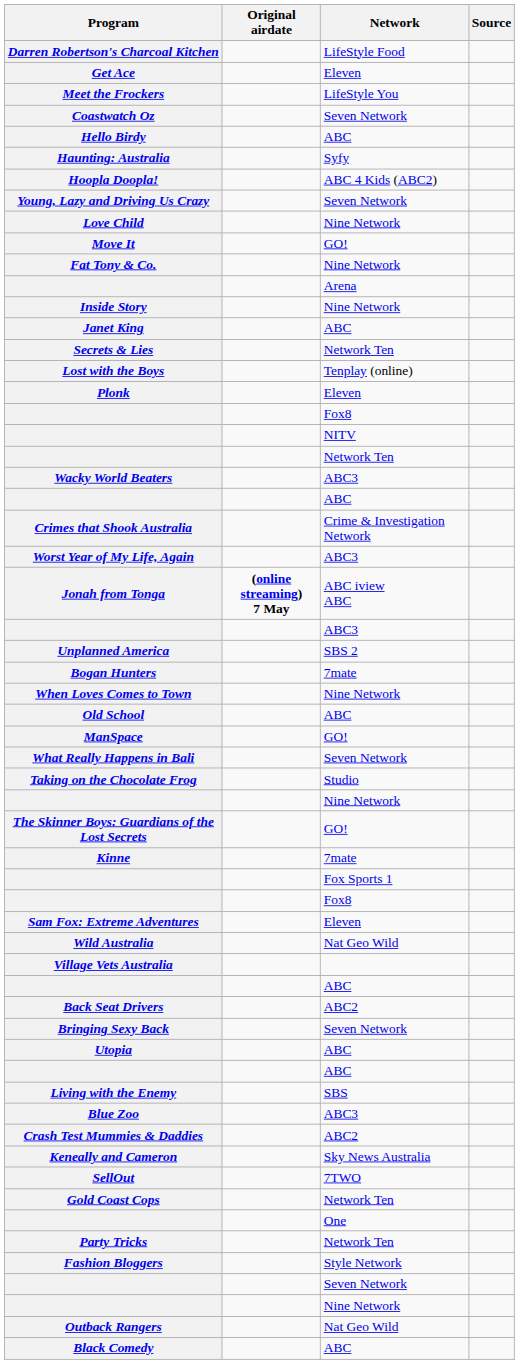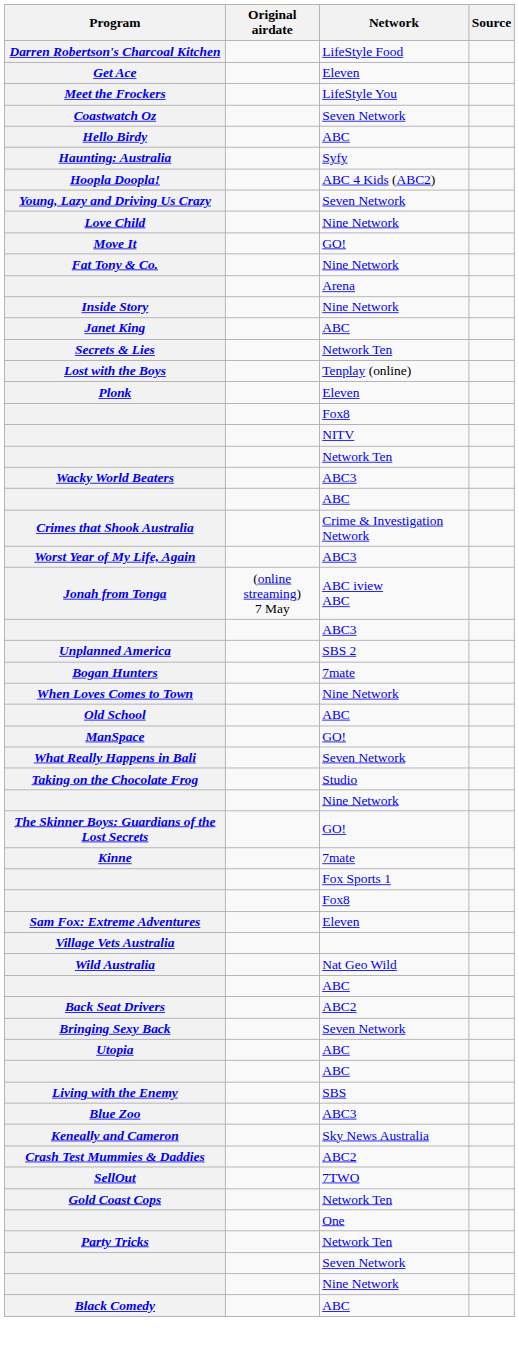(271, 593) bold -> (272, 593) normal
rows swapped: (113, 964) <-> (113, 943)
rows swapped: (113, 1135) <-> (113, 1156)
- row: (113, 1263)
- row: (113, 1327)
